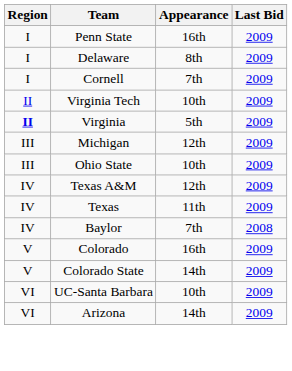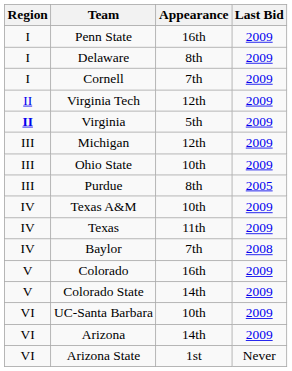(194, 100) 10th -> (194, 100) 12th
+ row: (103, 185)
(194, 185) 12th -> (194, 206) 10th
+ row: (103, 356)
